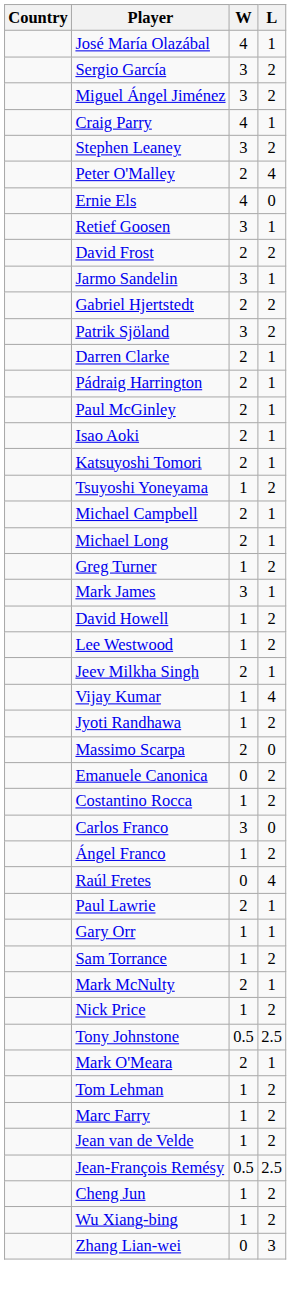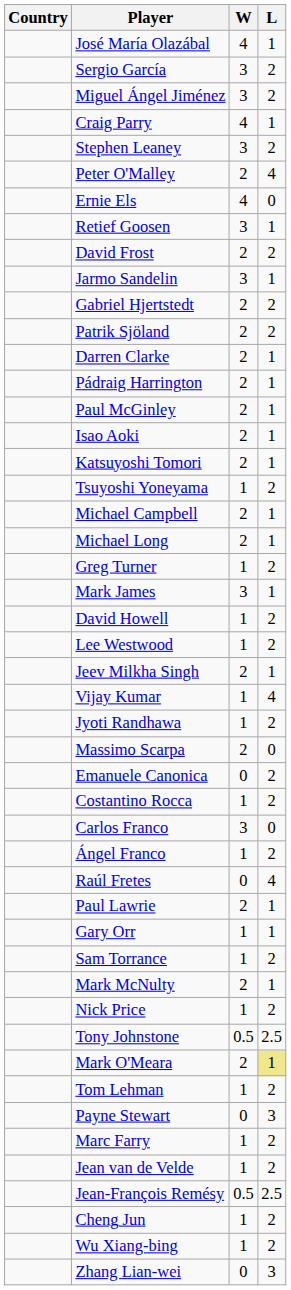(243, 331) 3 -> (243, 331) 2
(272, 1063) no background -> (272, 1063) khaki background
+ row: (123, 1115)
